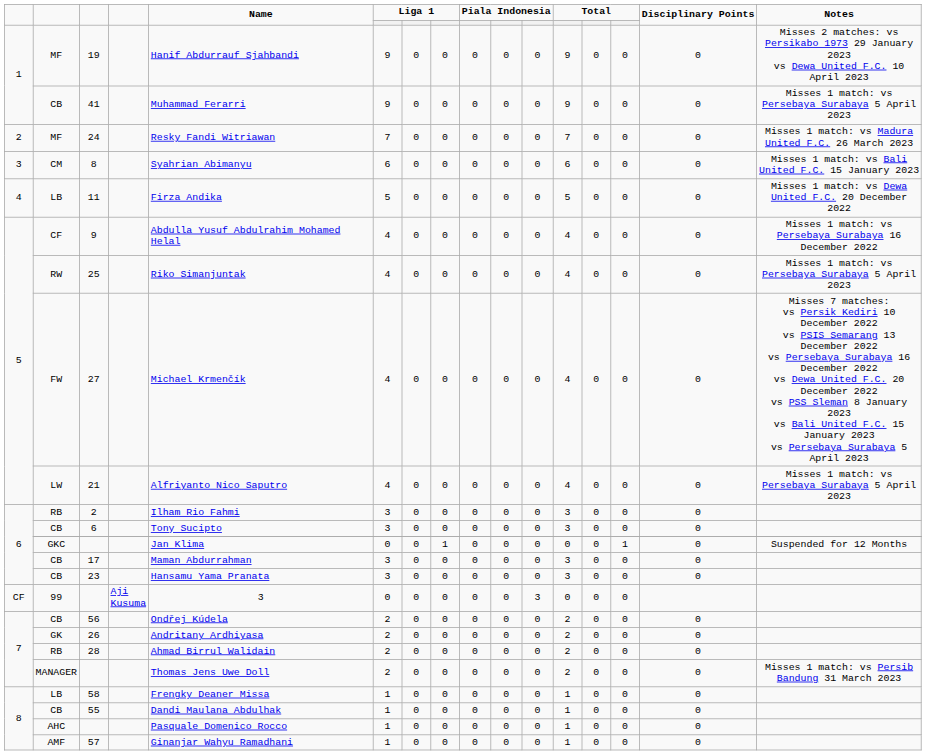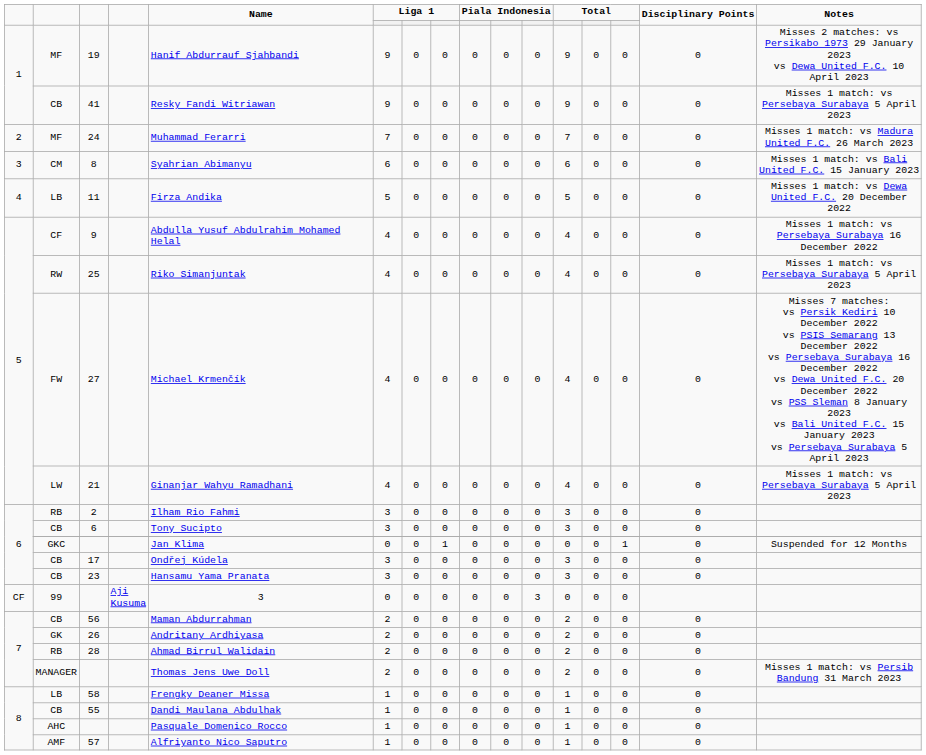(198, 105) Muhammad Ferarri -> (213, 105) Resky Fandi Witriawan
(213, 138) Resky Fandi Witriawan -> (198, 138) Muhammad Ferarri
(219, 486) Alfriyanto Nico Saputro -> (222, 486) Ginanjar Wahyu Ramadhani
(201, 561) Maman Abdurrahman -> (189, 561) Ondřej Kúdela
(189, 620) Ondřej Kúdela -> (201, 620) Maman Abdurrahman
(222, 743) Ginanjar Wahyu Ramadhani -> (219, 743) Alfriyanto Nico Saputro
